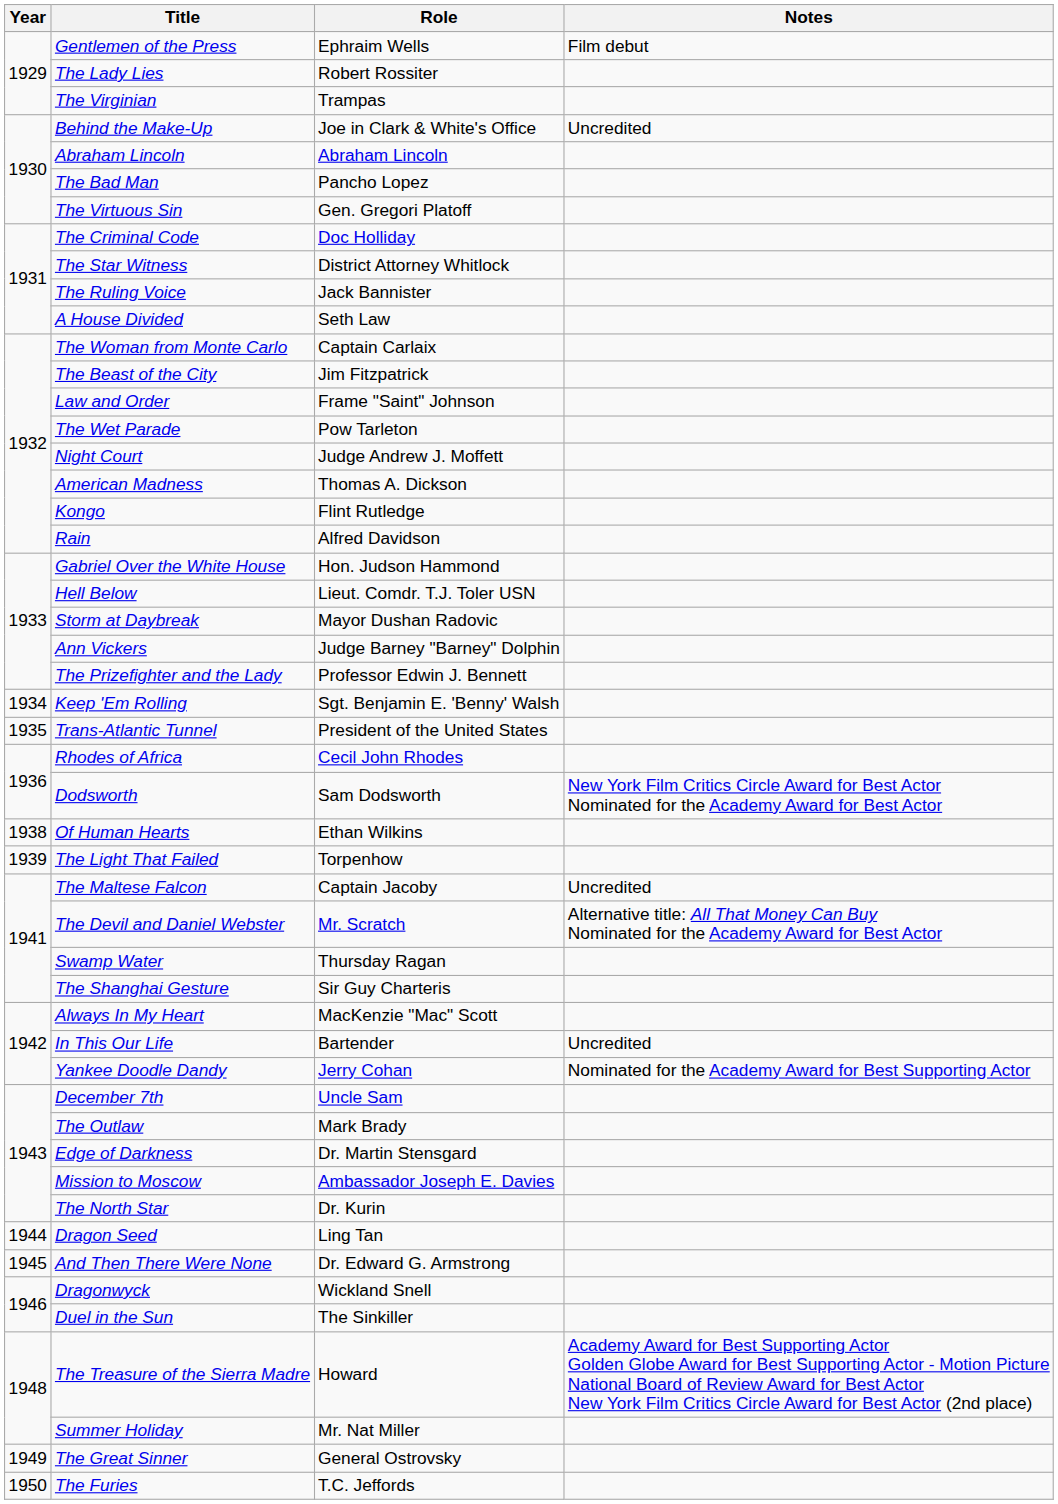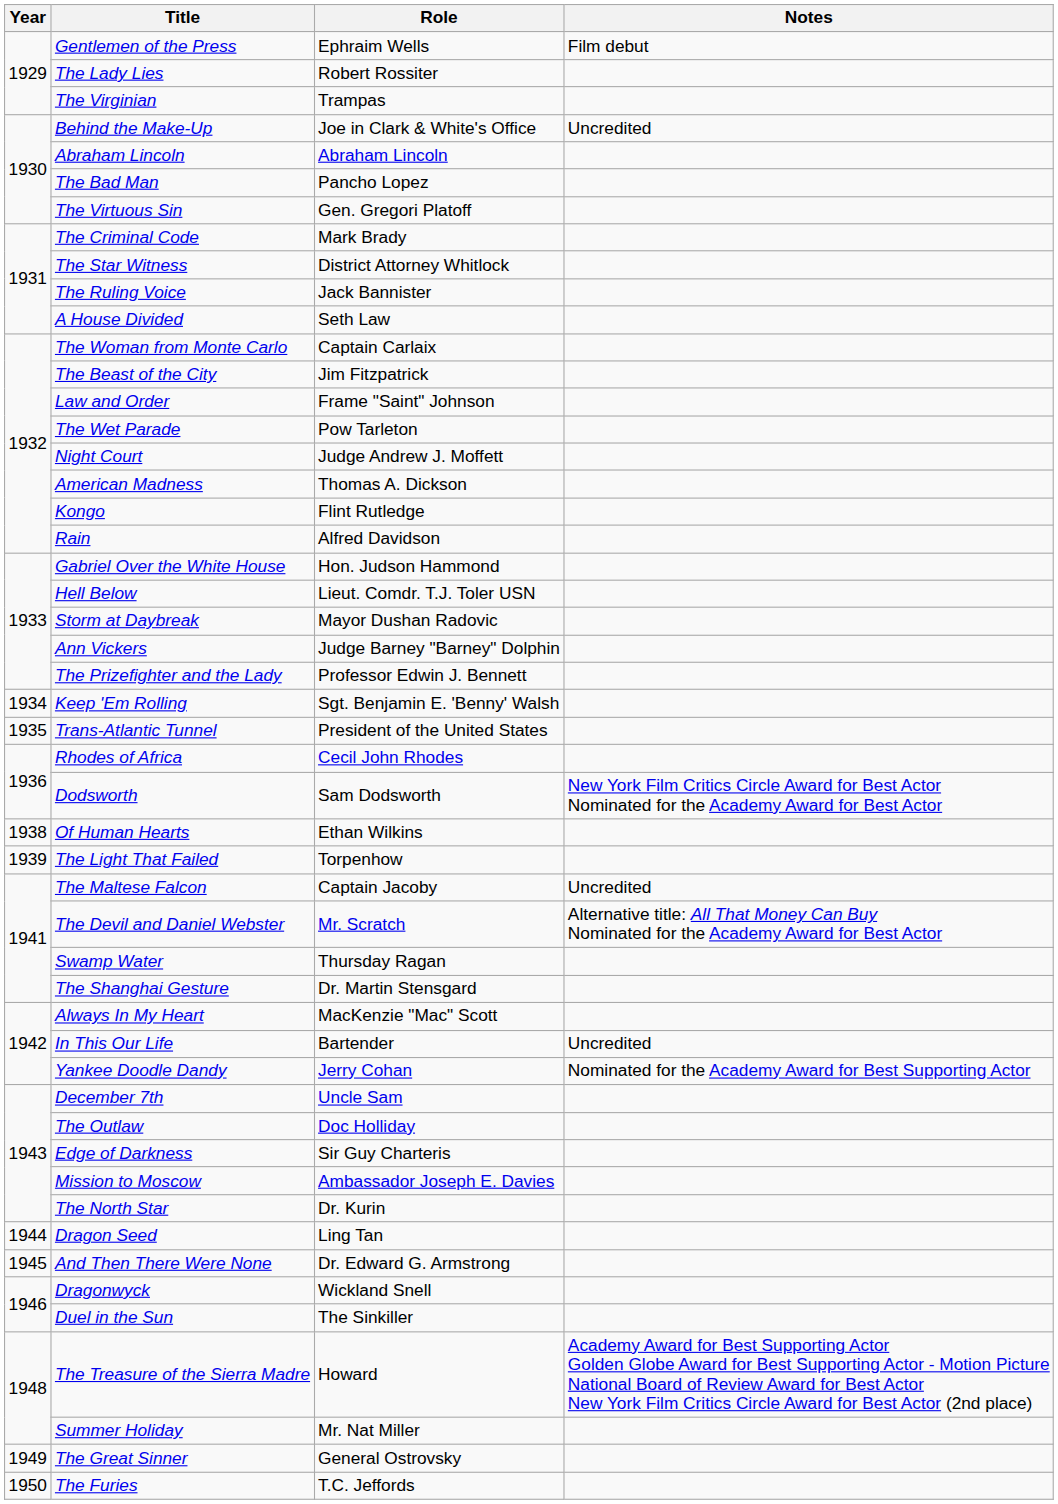(367, 237) Doc Holliday -> (362, 237) Mark Brady
(384, 988) Sir Guy Charteris -> (397, 988) Dr. Martin Stensgard
(362, 1125) Mark Brady -> (367, 1125) Doc Holliday
(397, 1153) Dr. Martin Stensgard -> (384, 1153) Sir Guy Charteris
